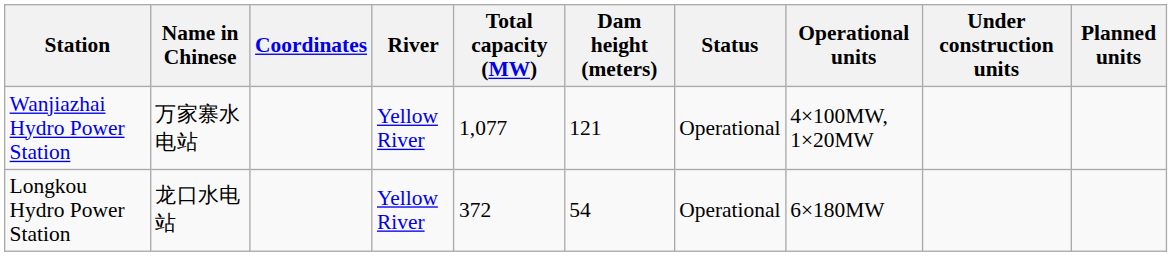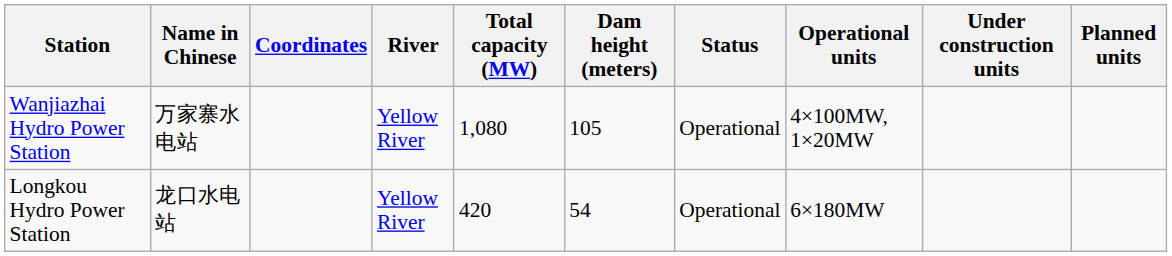(483, 127) 1,077 -> (483, 127) 1,080
(585, 127) 121 -> (585, 127) 105
(475, 210) 372 -> (475, 210) 420
